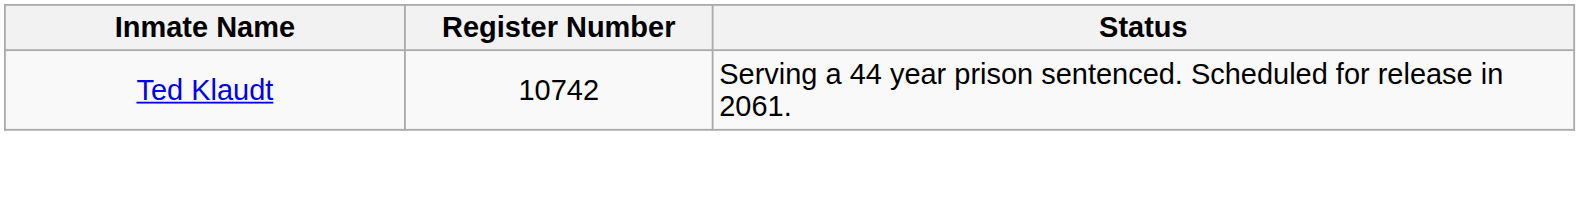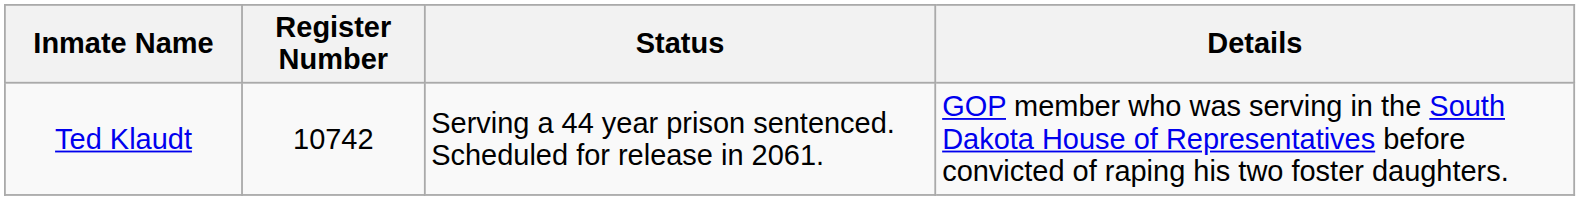+ column: (1255, 43)
